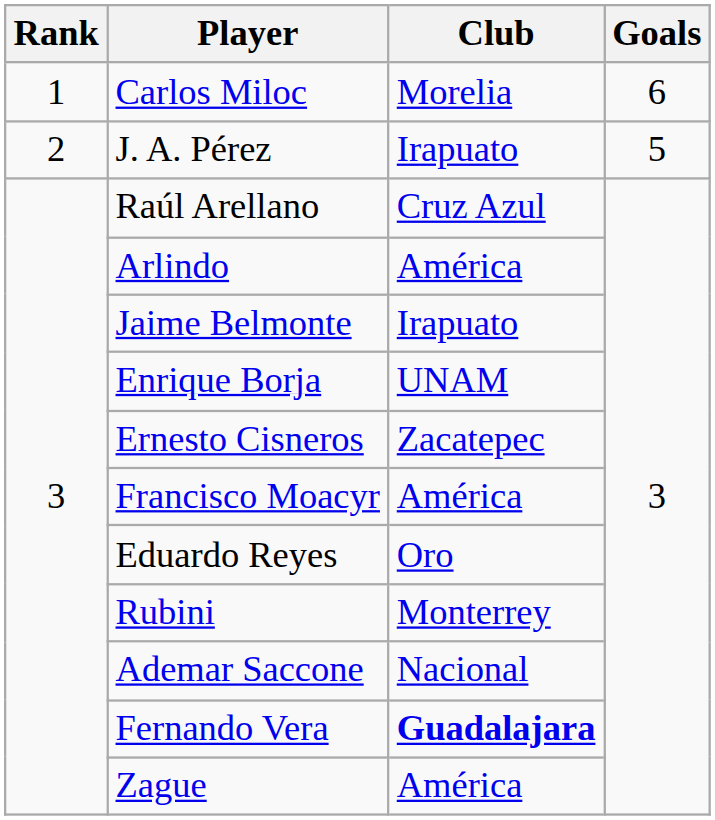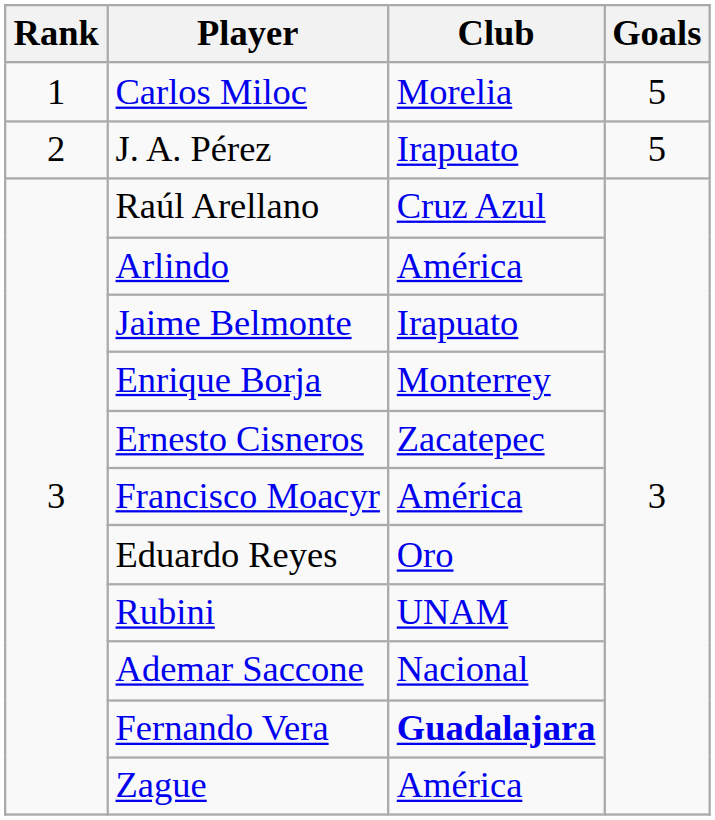(657, 91) 6 -> (657, 91) 5
(453, 380) UNAM -> (474, 380) Monterrey
(474, 611) Monterrey -> (453, 611) UNAM
